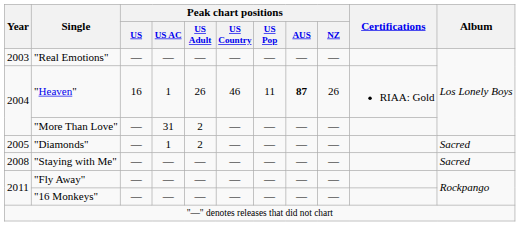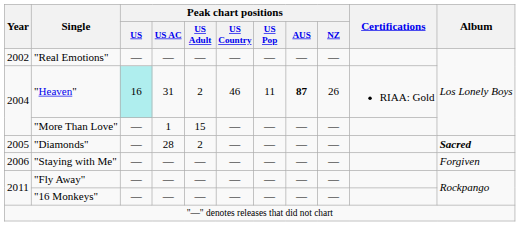(18, 57) 2003 -> (18, 57) 2002
(136, 91) no background -> (136, 91) paleturquoise background
(168, 91) 1 -> (168, 91) 31
(200, 91) 26 -> (200, 91) 2
(168, 126) 31 -> (168, 126) 1
(200, 126) 2 -> (200, 126) 15
(168, 144) 1 -> (168, 144) 28
(455, 144) normal -> (455, 144) bold
(18, 161) 2008 -> (18, 161) 2006
(455, 161) Sacred -> (460, 161) Forgiven
